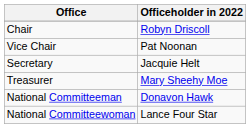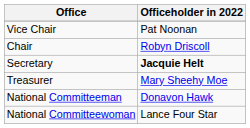rows swapped: (20, 30) <-> (31, 47)
(170, 64) normal -> (172, 64) bold
